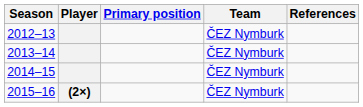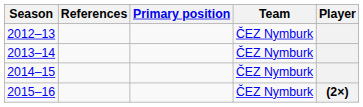columns swapped: (79, 14) <-> (323, 14)
